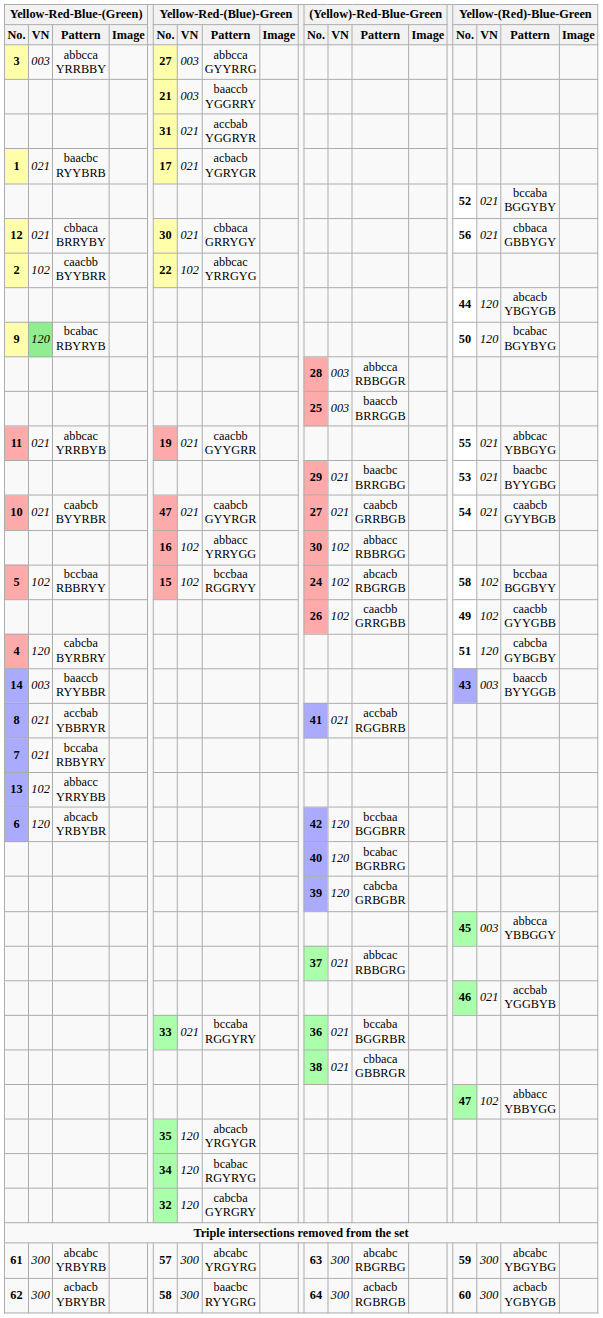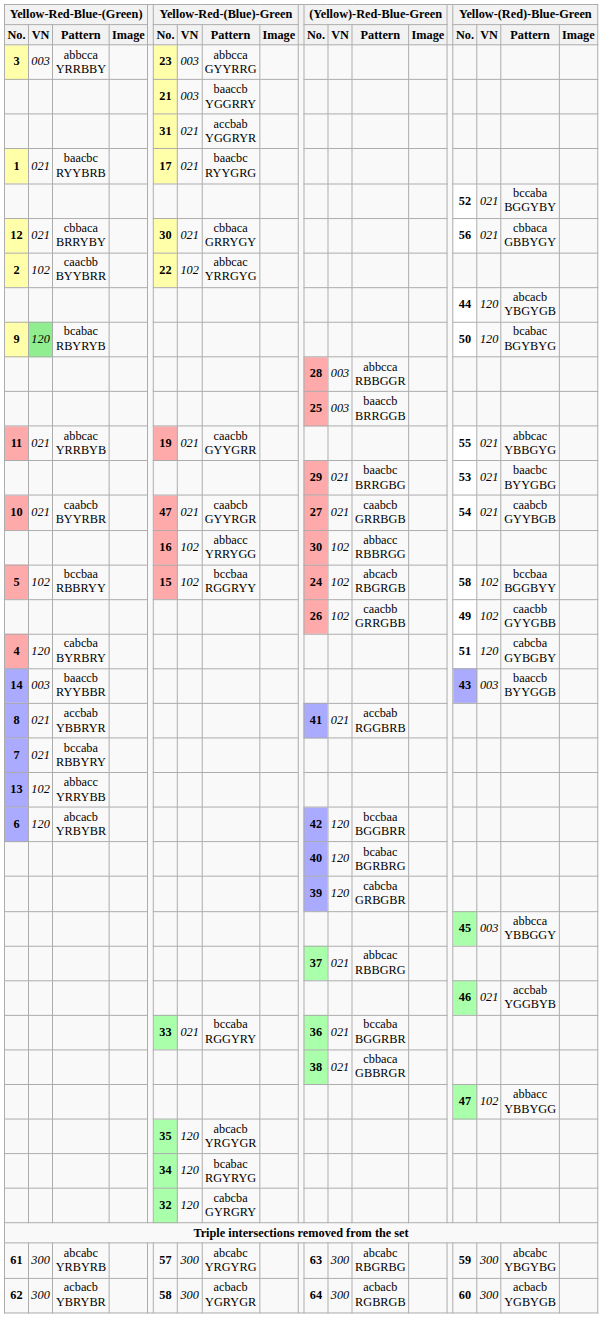(165, 62) 27 -> (165, 62) 23
(231, 166) acbacb YGRYGR -> (231, 166) baacbc RYYGRG
(231, 1295) baacbc RYYGRG -> (231, 1295) acbacb YGRYGR
